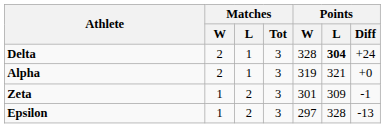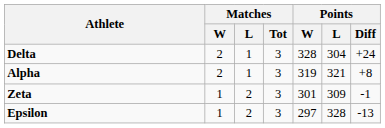(336, 53) bold -> (336, 53) normal
(365, 73) +0 -> (365, 73) +8
